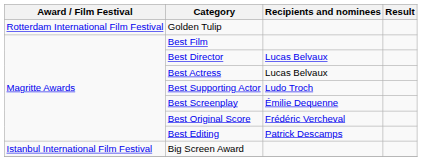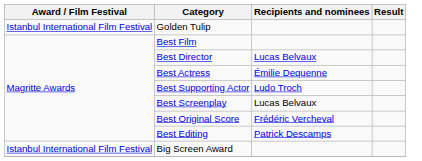(85, 27) Rotterdam International Film Festival -> (79, 27) Istanbul International Film Festival
(296, 73) Lucas Belvaux -> (290, 73) Émilie Dequenne
(302, 103) Émilie Dequenne -> (285, 103) Lucas Belvaux
